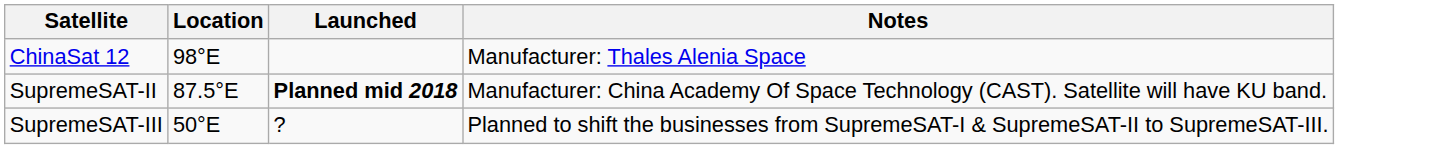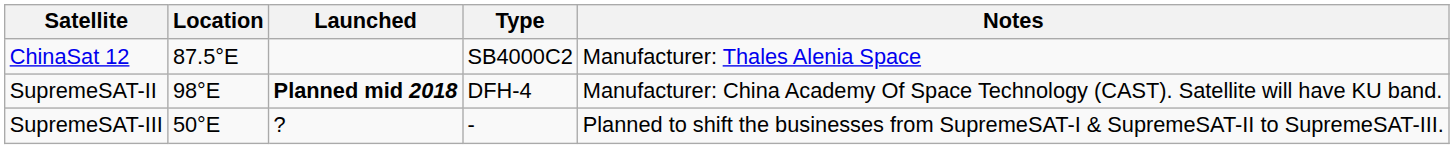+ column: (520, 21)
(197, 56) 98°E -> (206, 56) 87.5°E
(206, 90) 87.5°E -> (197, 90) 98°E
